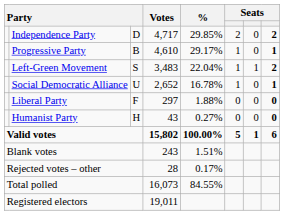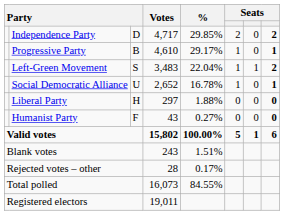(136, 101) F -> (136, 101) H
(136, 118) H -> (136, 118) F
